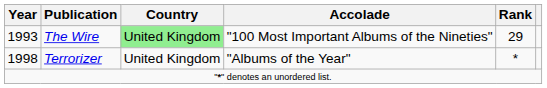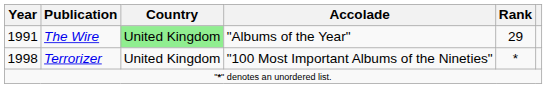(23, 36) 1993 -> (23, 36) 1991
(360, 36) "100 Most Important Albums of the Nineties" -> (289, 36) "Albums of the Year"
(289, 58) "Albums of the Year" -> (360, 58) "100 Most Important Albums of the Nineties"
